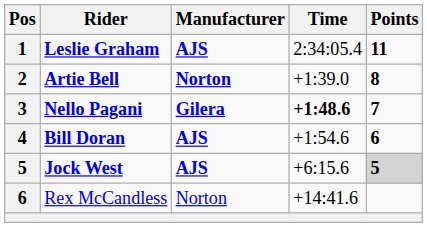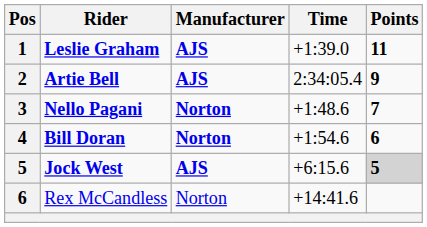(328, 49) 2:34:05.4 -> (321, 49) +1:39.0
(203, 79) Norton -> (192, 79) AJS
(321, 79) +1:39.0 -> (328, 79) 2:34:05.4
(375, 79) 8 -> (375, 79) 9
(200, 109) Gilera -> (203, 109) Norton
(322, 109) bold -> (321, 109) normal
(192, 138) AJS -> (203, 138) Norton
